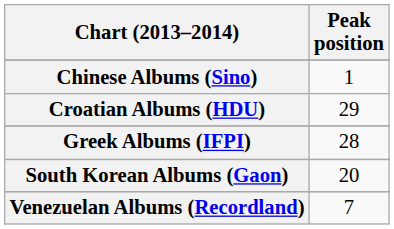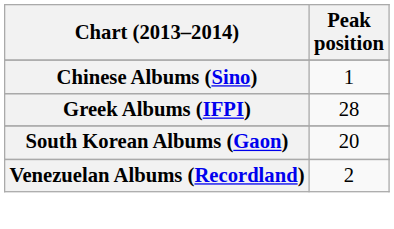- row: (157, 109)
(349, 207) 7 -> (349, 175) 2
